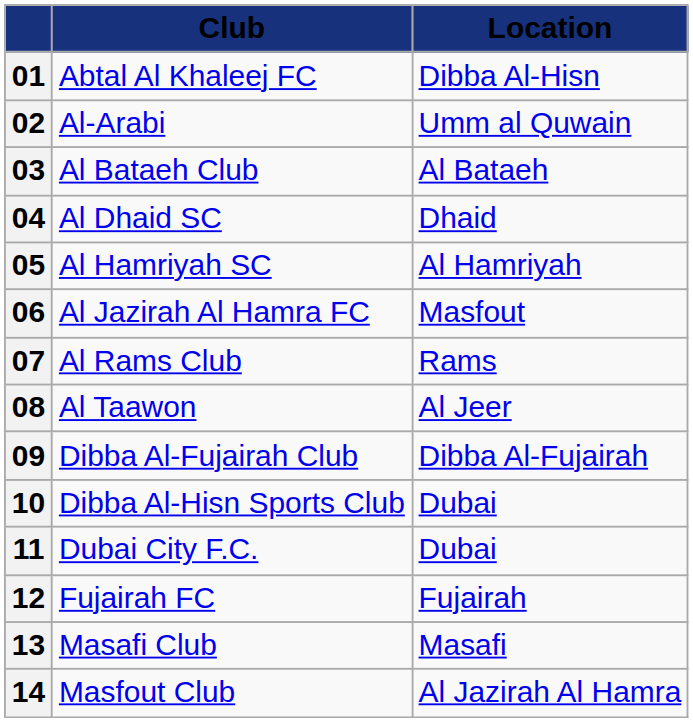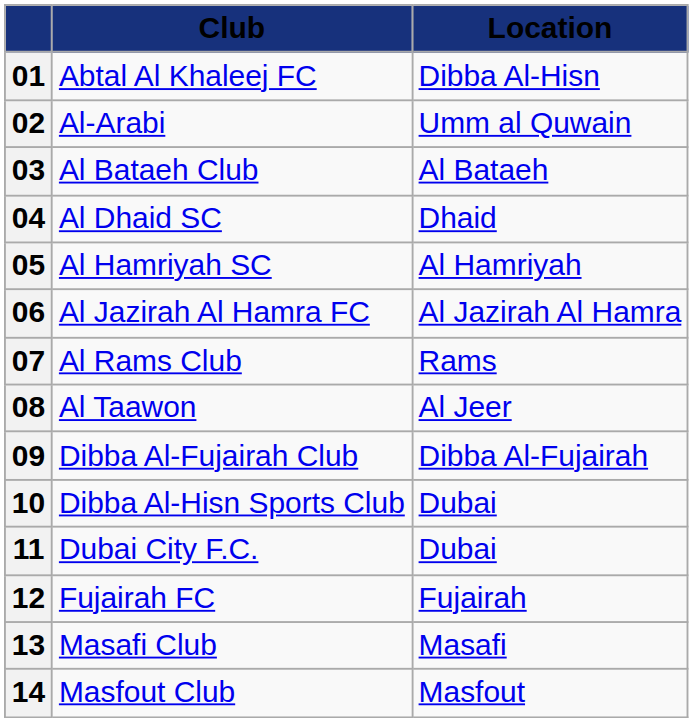(472, 312) Masfout -> (550, 312) Al Jazirah Al Hamra
(550, 692) Al Jazirah Al Hamra -> (472, 692) Masfout
